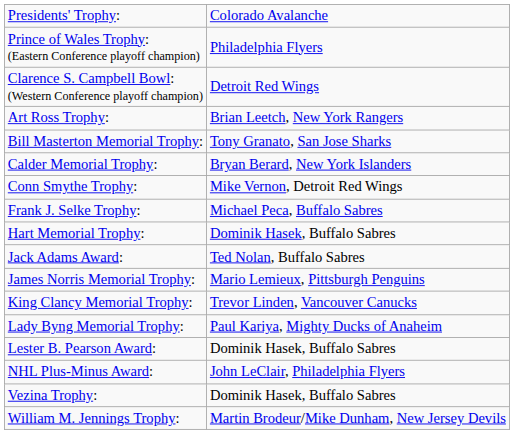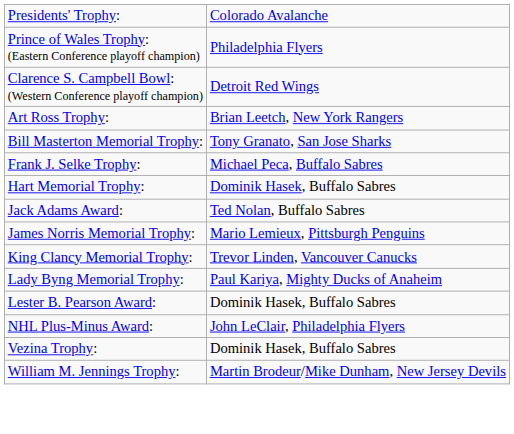- row: (83, 164)
- row: (73, 187)
